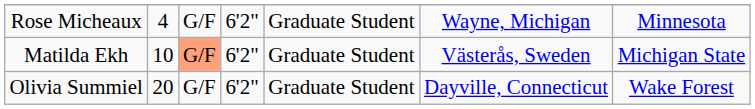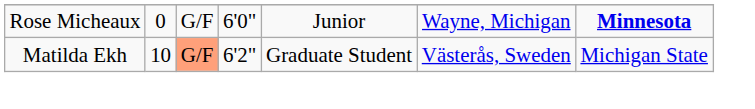(163, 21) 4 -> (161, 21) 0
(242, 21) 6'2" -> (240, 21) 6'0"
(341, 21) Graduate Student -> (339, 21) Junior
(681, 21) normal -> (644, 21) bold
- row: (76, 87)
